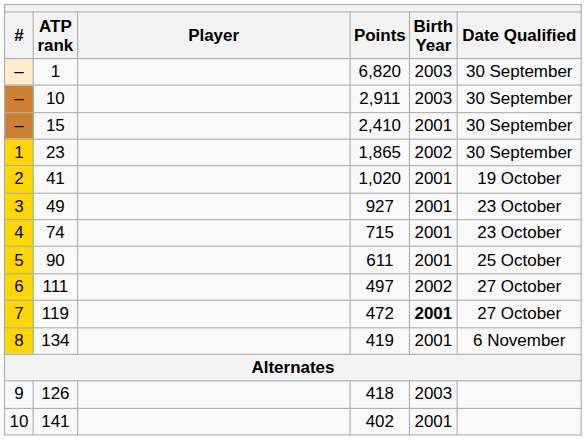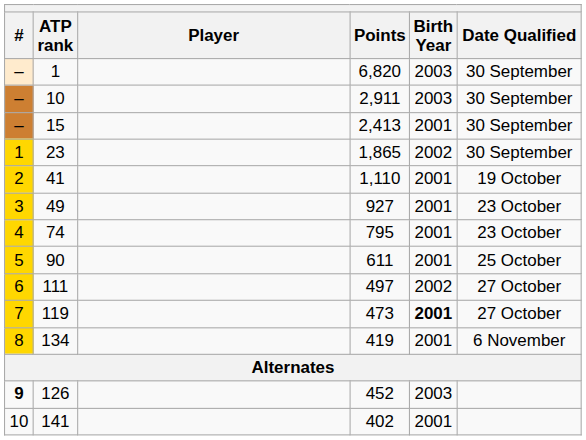(380, 125) 2,410 -> (380, 125) 2,413
(380, 179) 1,020 -> (380, 179) 1,110
(380, 233) 715 -> (380, 233) 795
(380, 313) 472 -> (380, 313) 473
(19, 394) normal -> (19, 394) bold
(380, 394) 418 -> (380, 394) 452
